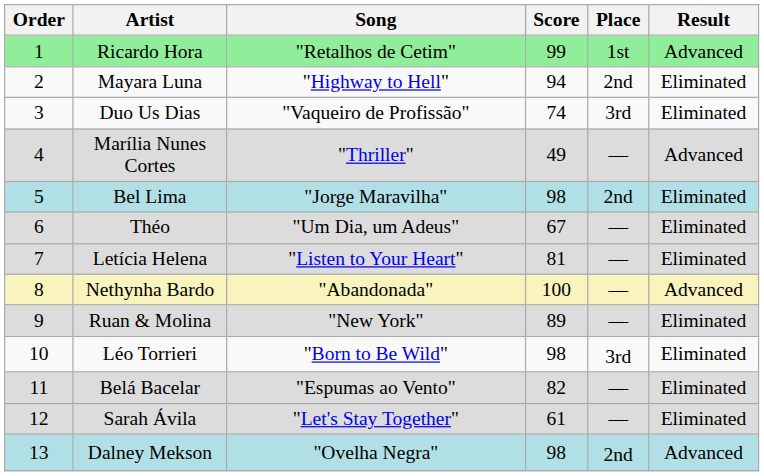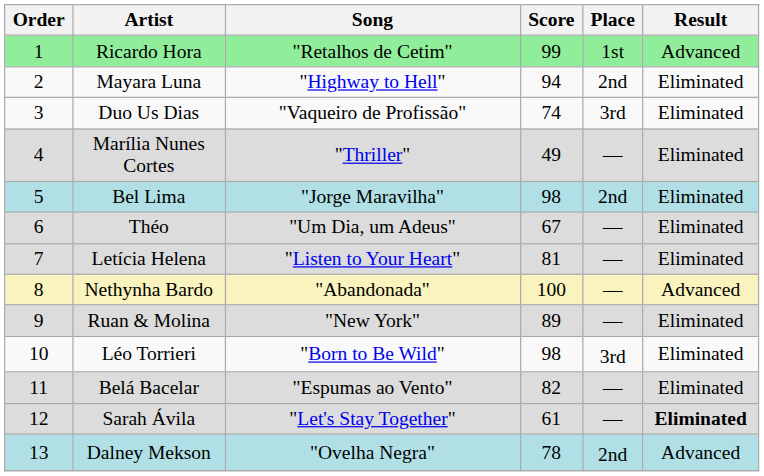(703, 154) Advanced -> (701, 154) Eliminated
(703, 418) normal -> (701, 418) bold
(556, 452) 98 -> (551, 452) 78
